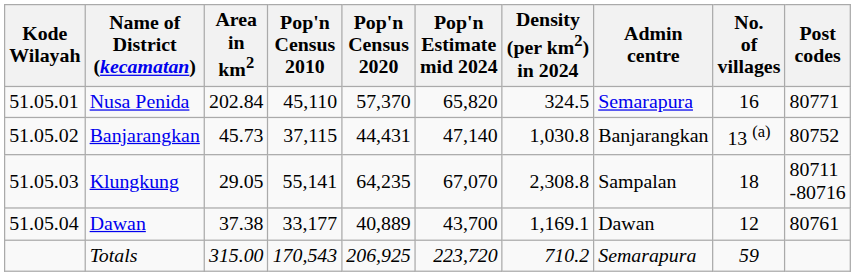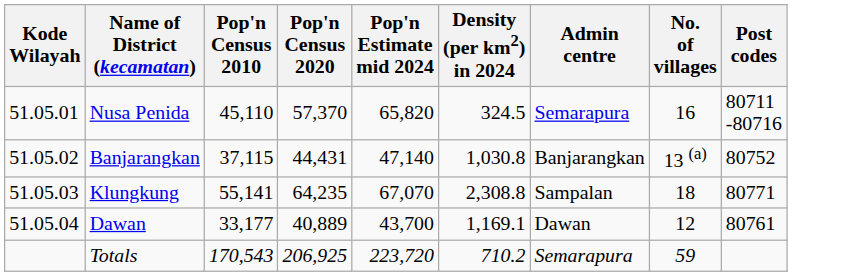- column: (236, 45)
(814, 101) 80771 -> (754, 112) 80711 -80716
(818, 181) 80711 -80716 -> (751, 192) 80771
